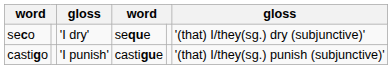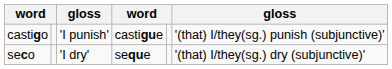rows swapped: (21, 34) <-> (28, 54)
